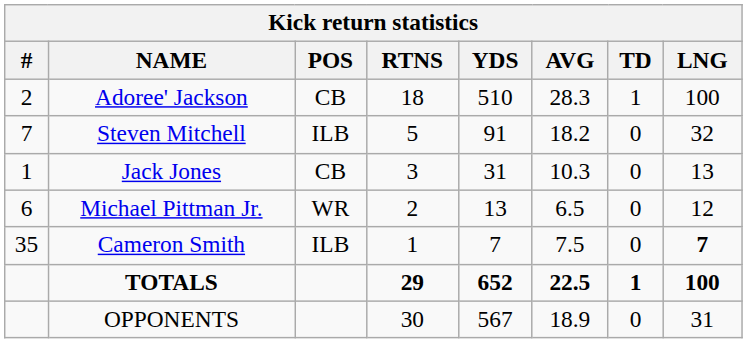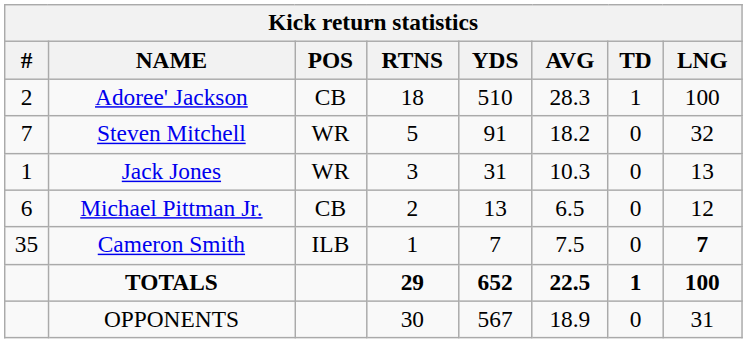(330, 134) ILB -> (330, 134) WR
(330, 171) CB -> (330, 171) WR
(330, 208) WR -> (330, 208) CB
